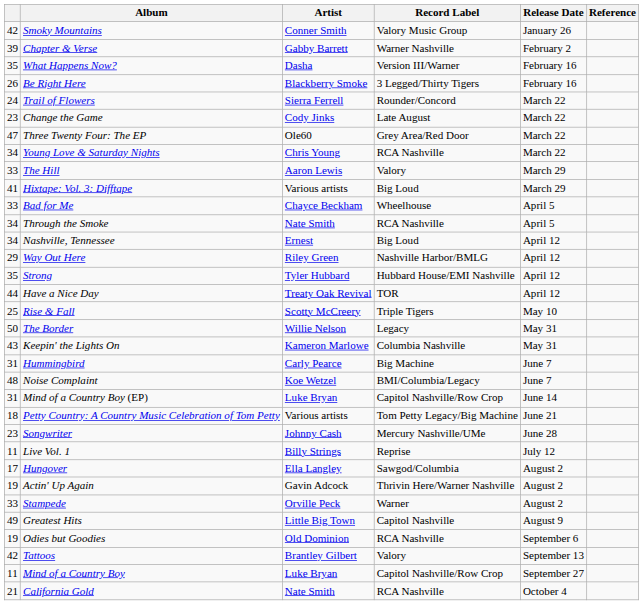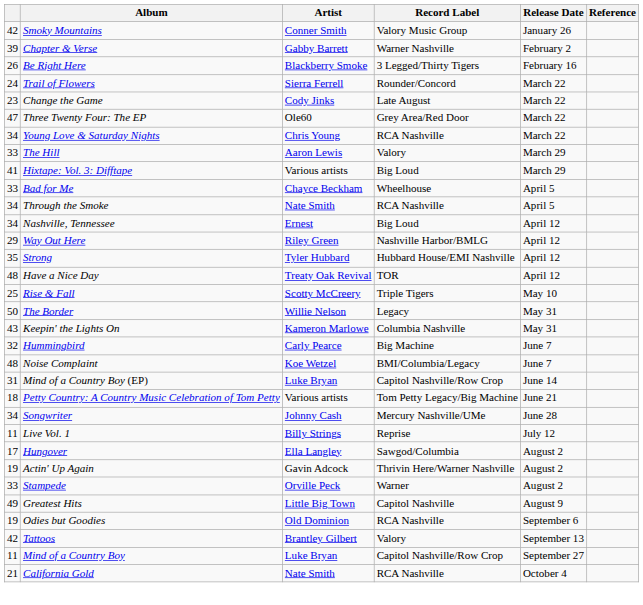- row: (70, 65)
(12, 293) 44 -> (12, 275) 48
(12, 363) 31 -> (12, 345) 32
(12, 433) 23 -> (12, 415) 34
